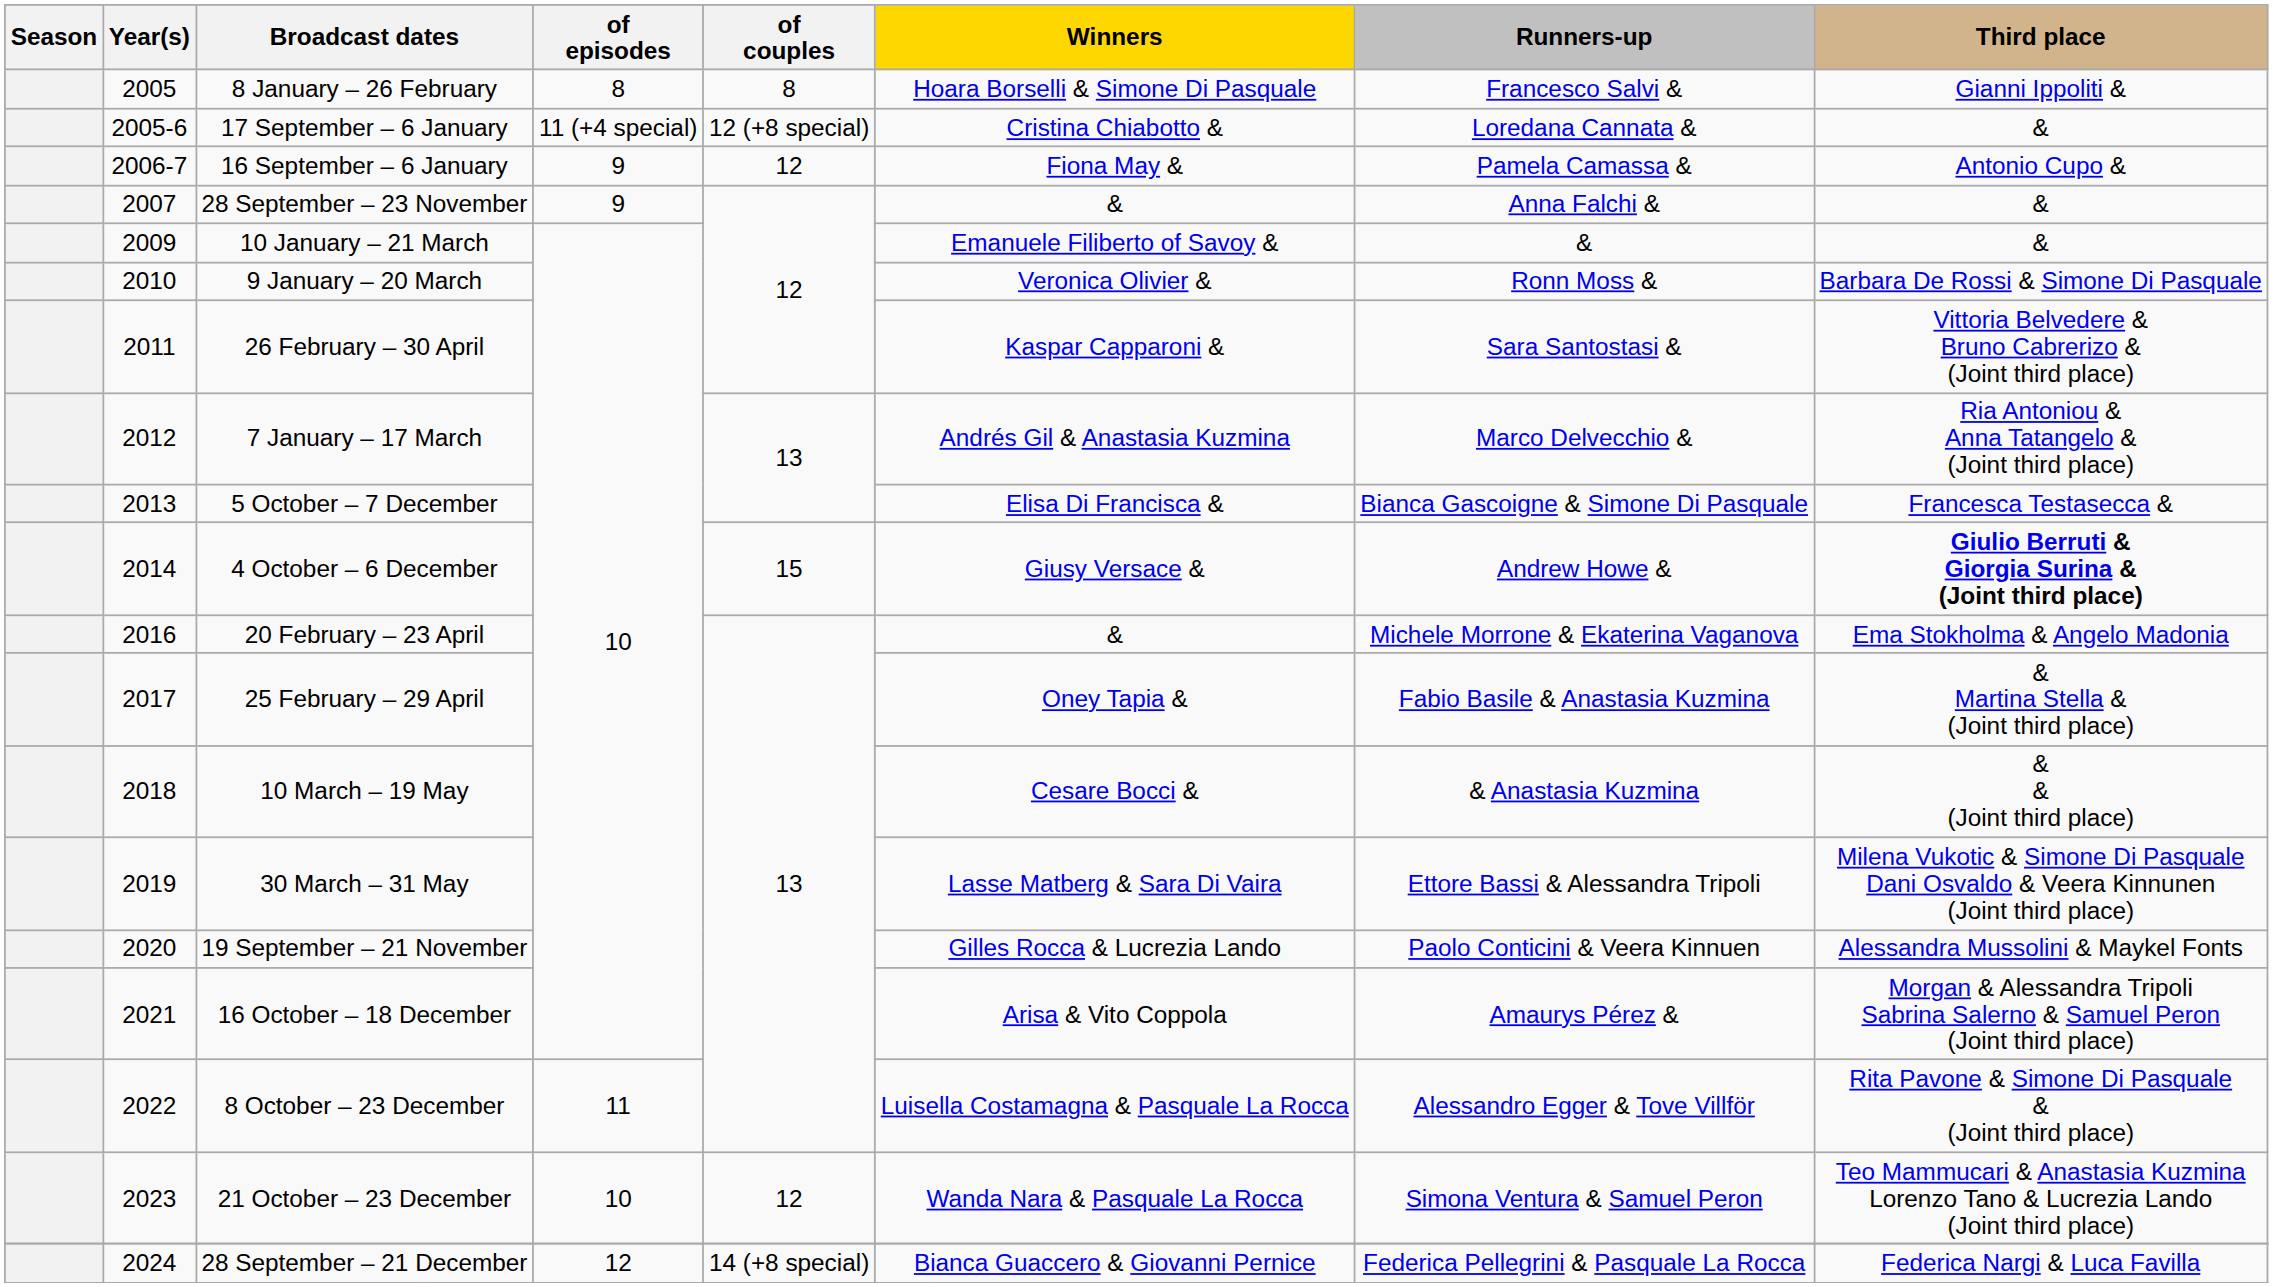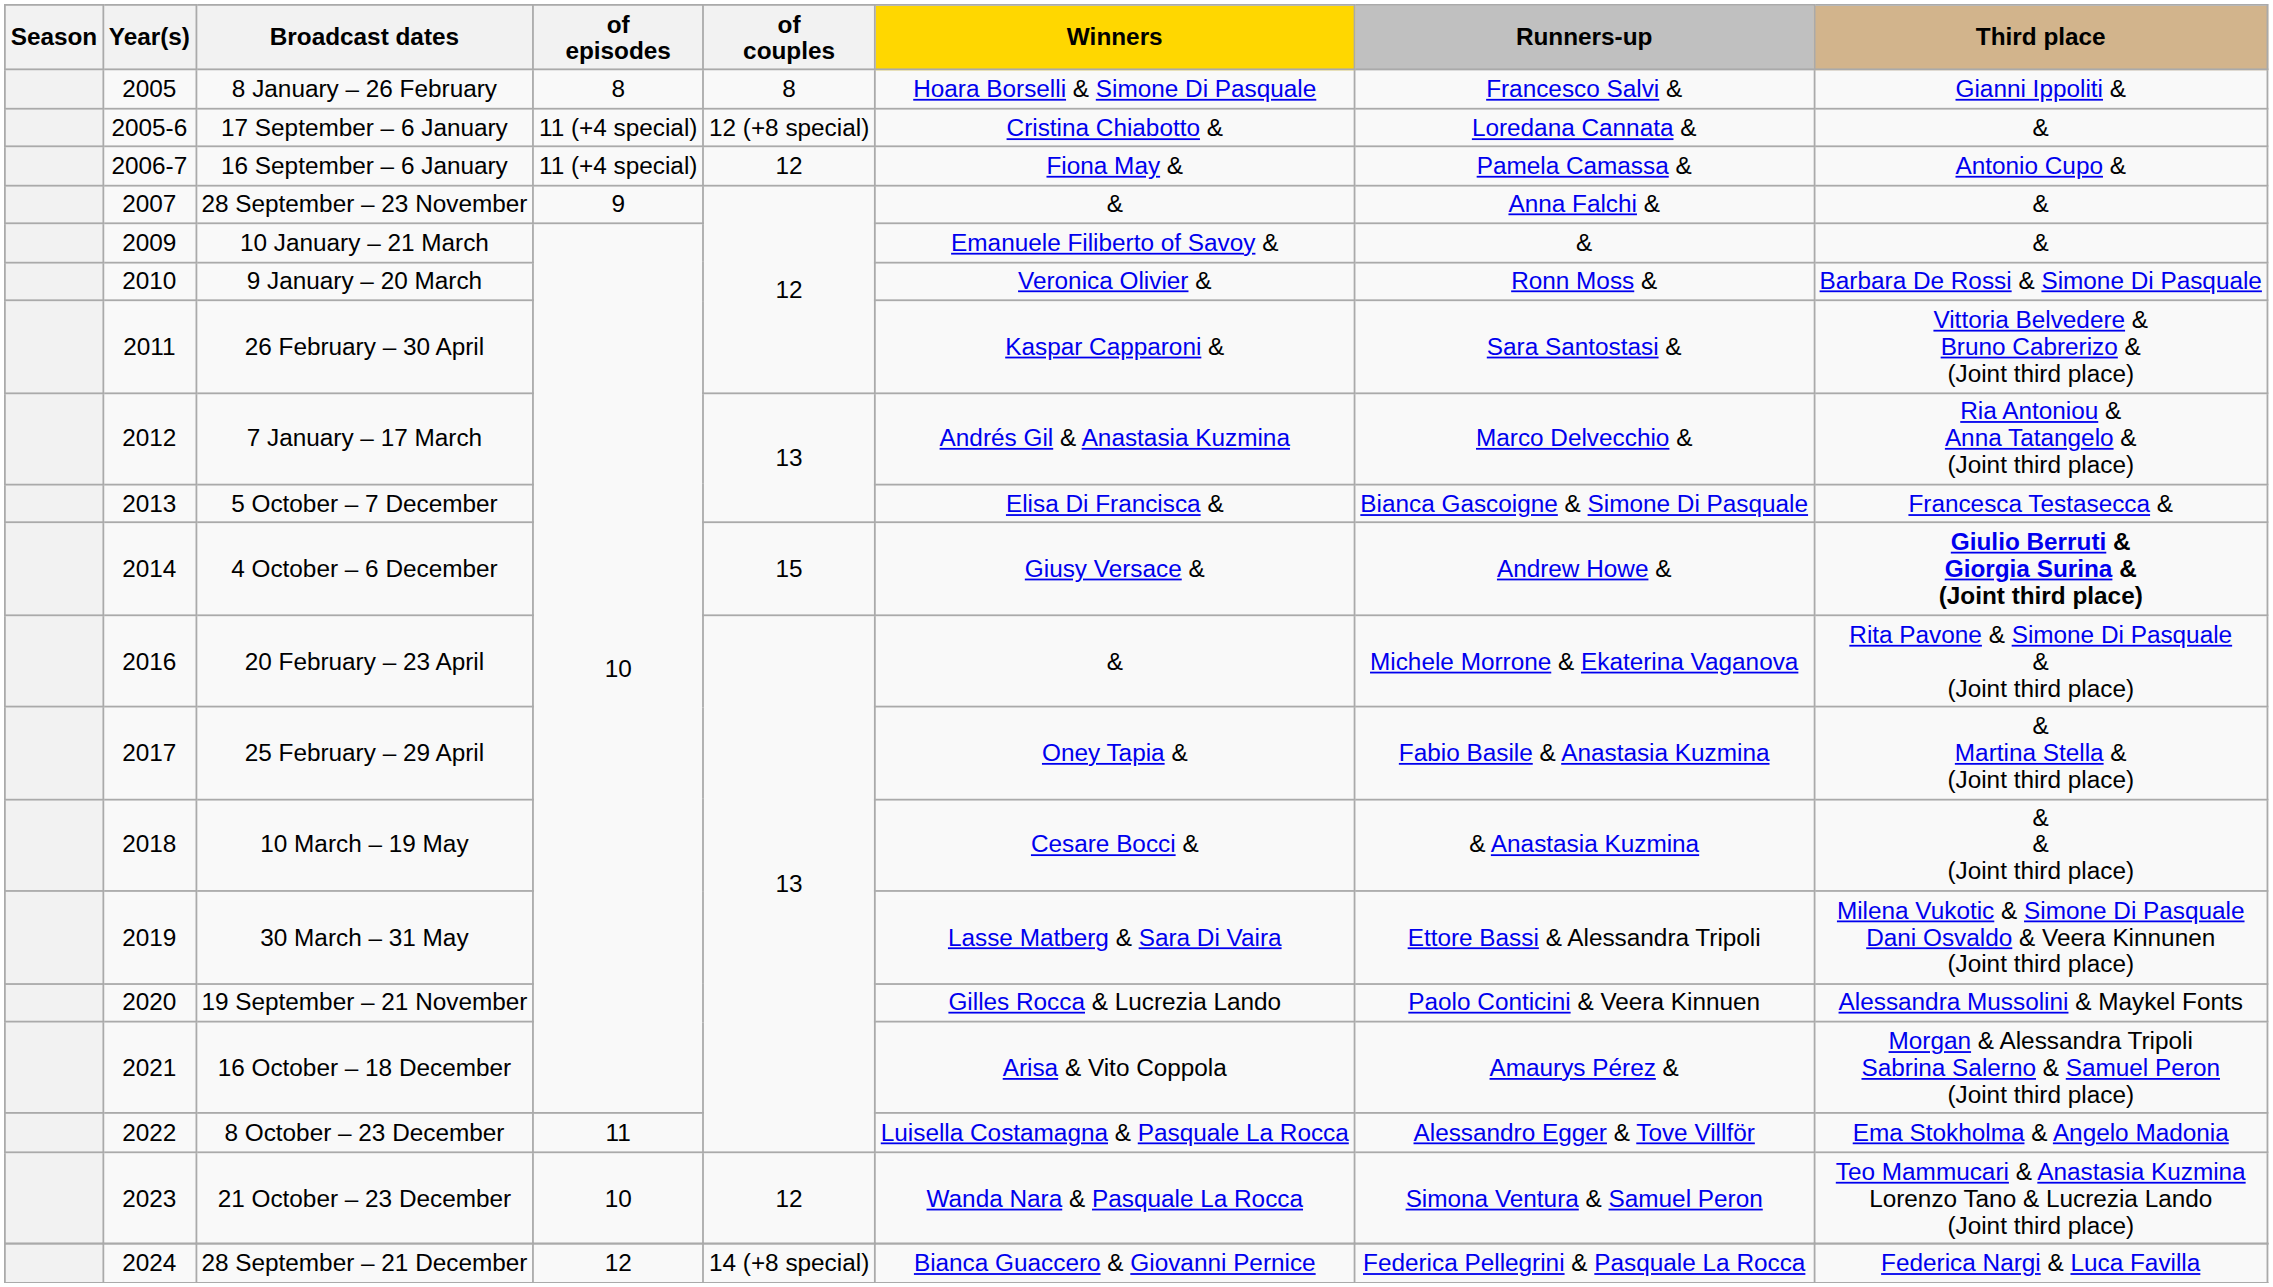(618, 166) 9 -> (618, 166) 11 (+4 special)
(2041, 634) Ema Stokholma & Angelo Madonia -> (2041, 661) Rita Pavone & Simone Di Pasquale & (Joint third place)
(2041, 1106) Rita Pavone & Simone Di Pasquale & (Joint third place) -> (2041, 1132) Ema Stokholma & Angelo Madonia
